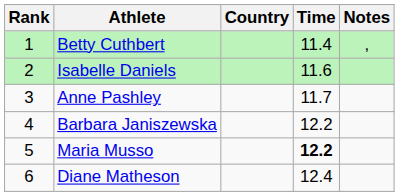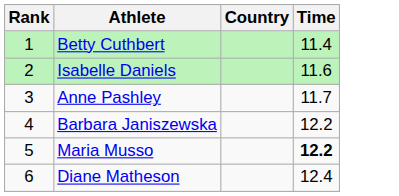- column: (367, 17)
